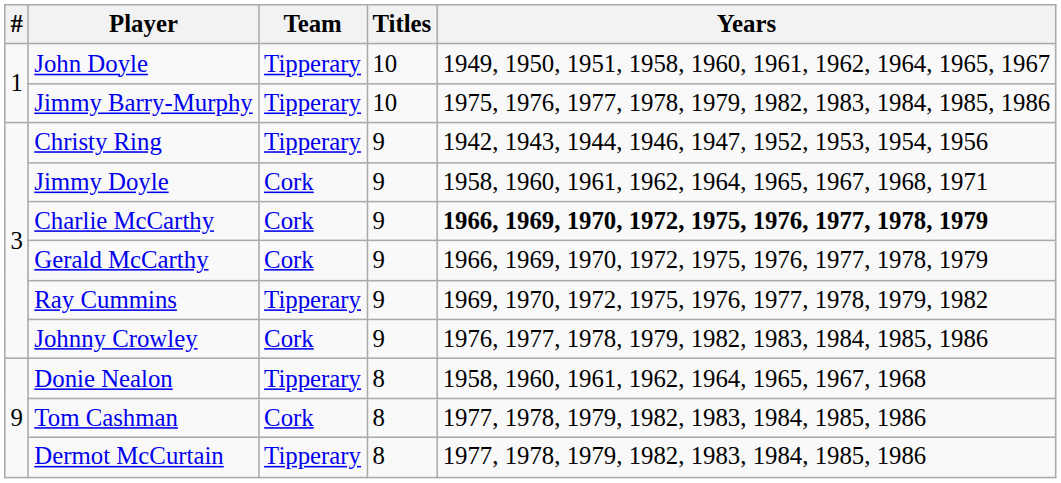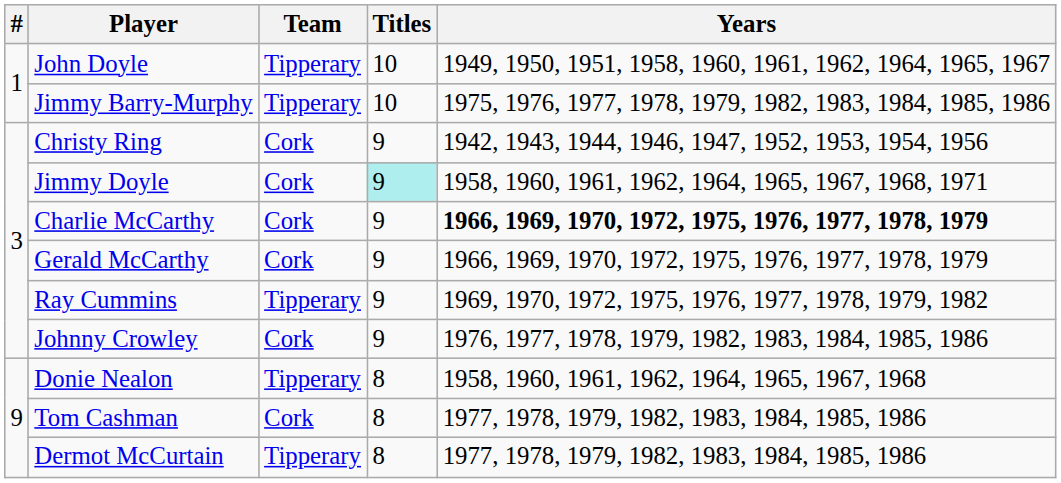(313, 142) Tipperary -> (289, 142) Cork
(379, 181) no background -> (379, 181) paleturquoise background
